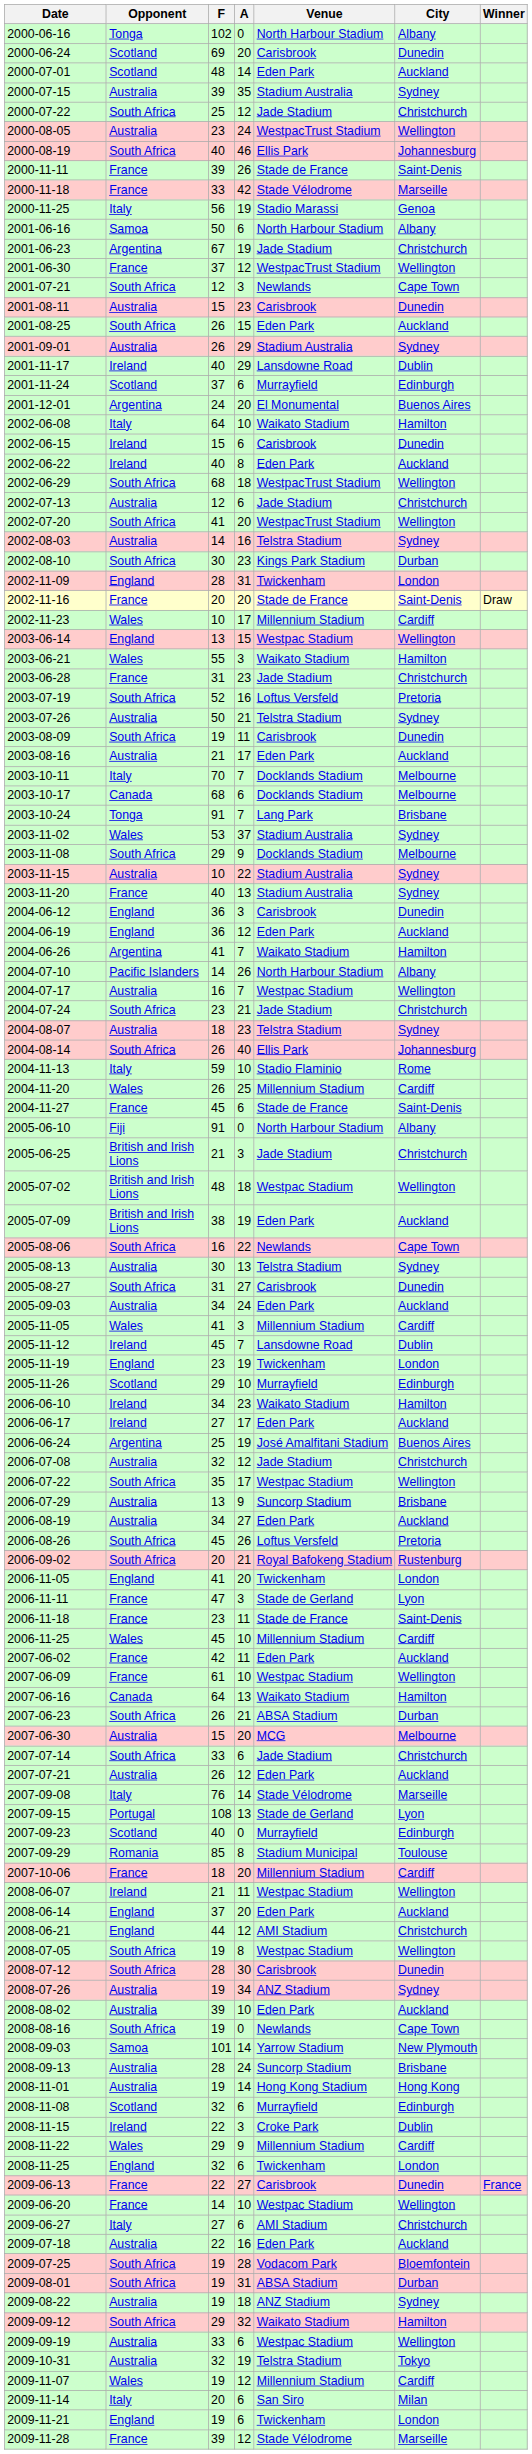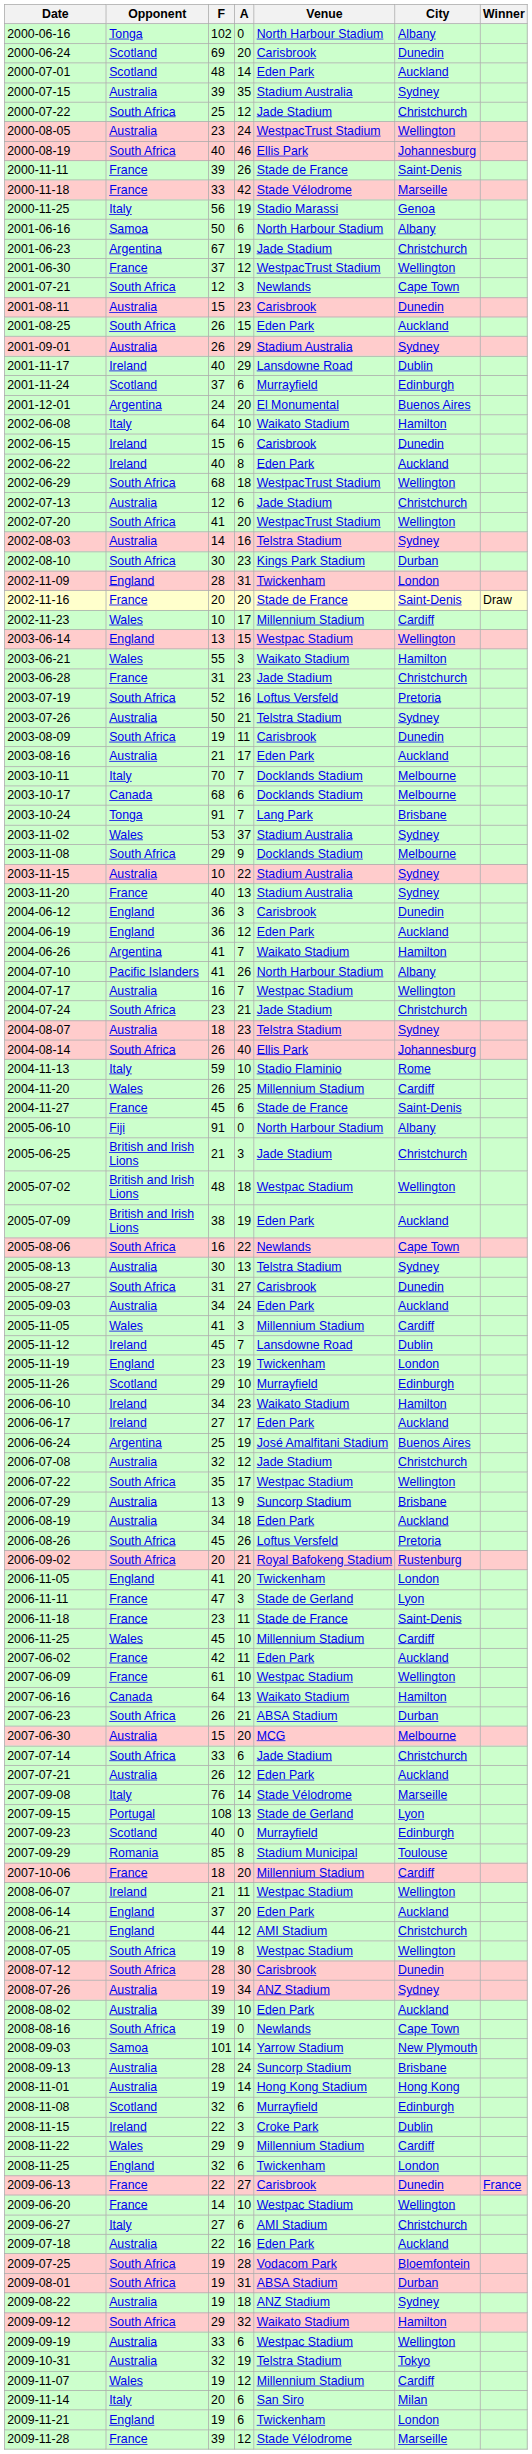(218, 971) 14 -> (218, 971) 41
(244, 1521) 27 -> (244, 1521) 18
